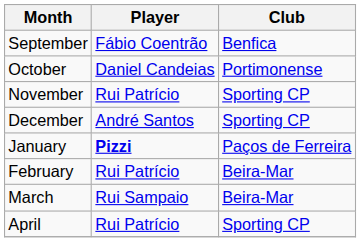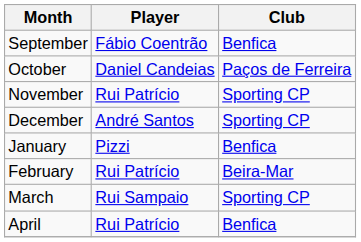(272, 69) Portimonense -> (287, 69) Paços de Ferreira
(113, 146) bold -> (113, 146) normal
(287, 146) Paços de Ferreira -> (249, 146) Benfica
(258, 198) Beira-Mar -> (266, 198) Sporting CP
(266, 224) Sporting CP -> (249, 224) Benfica
